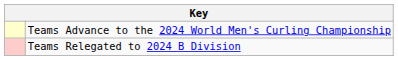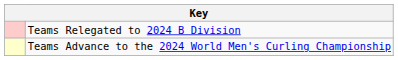rows swapped: (209, 30) <-> (134, 47)
